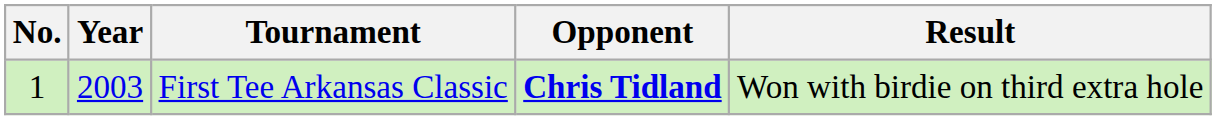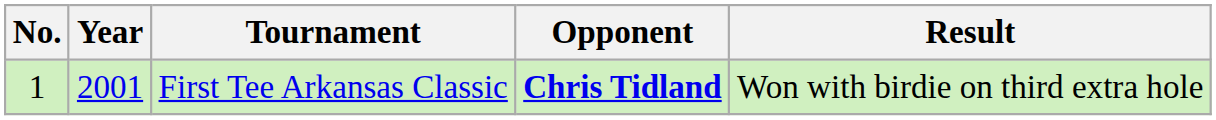(110, 86) 2003 -> (110, 86) 2001
